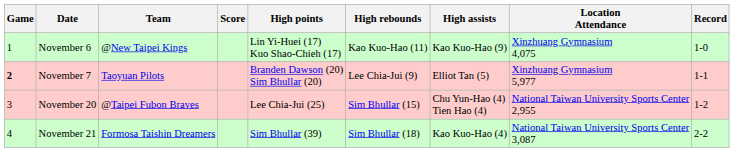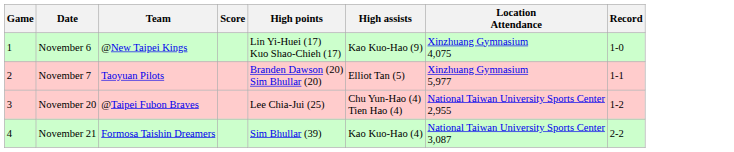- column: (388, 18)
(9, 76) bold -> (9, 76) normal
